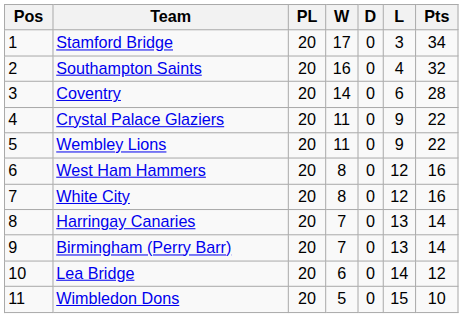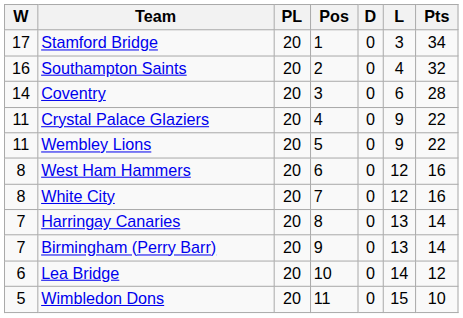columns swapped: (29, 17) <-> (342, 17)
